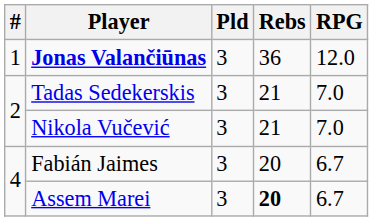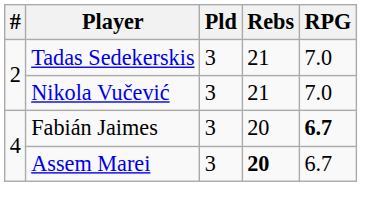- row: (119, 57)
(330, 163) normal -> (318, 127) bold
